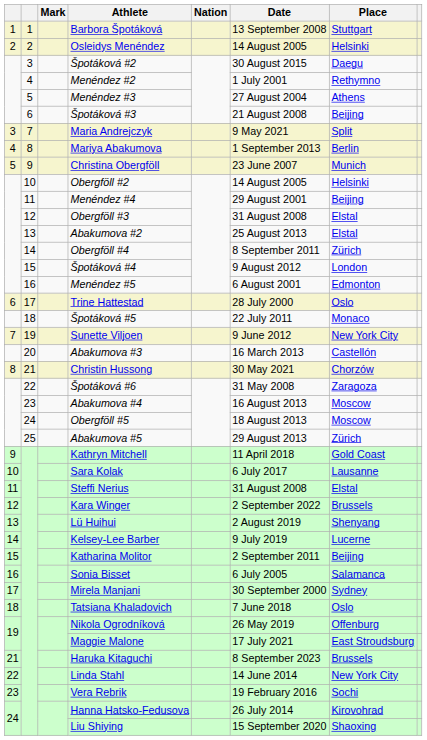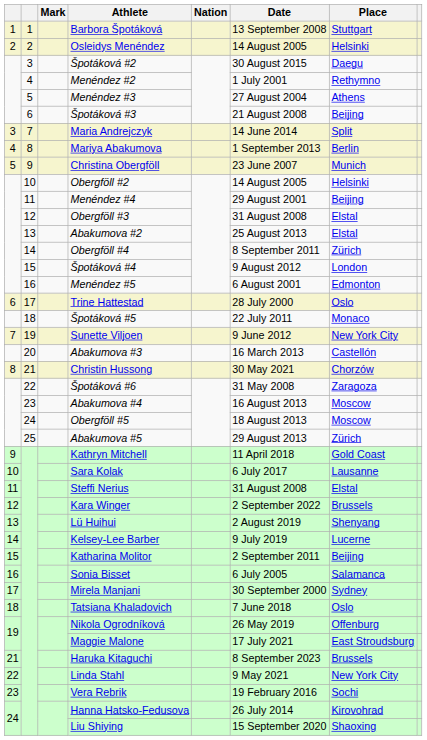(260, 132) 9 May 2021 -> (265, 132) 14 June 2014
(265, 676) 14 June 2014 -> (260, 676) 9 May 2021
